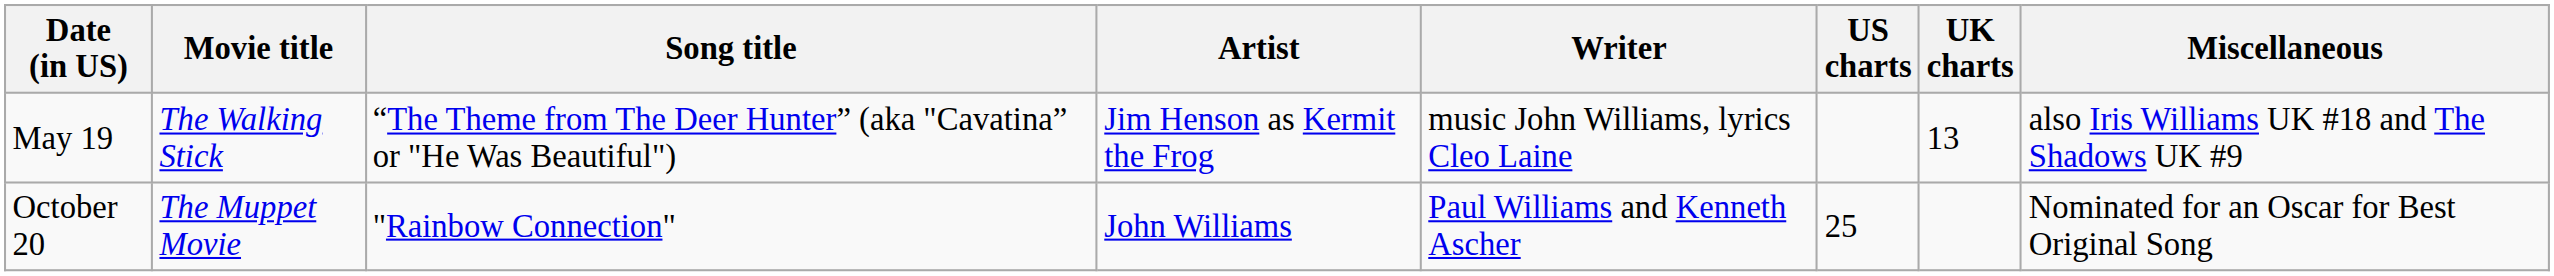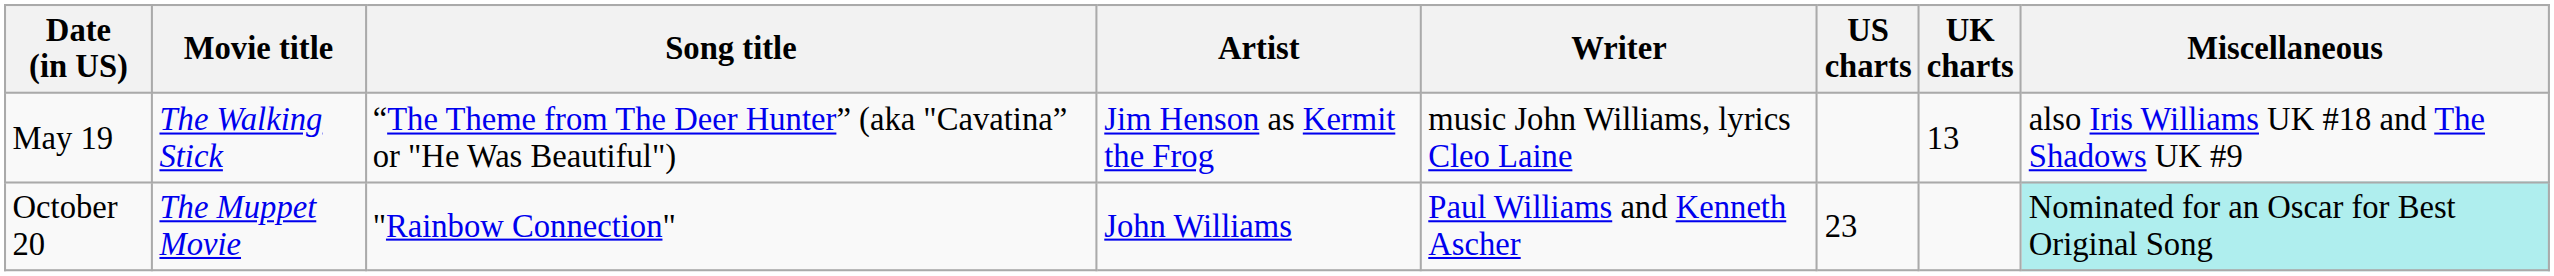(1841, 225) 25 -> (1841, 225) 23
(2242, 225) no background -> (2242, 225) paleturquoise background
